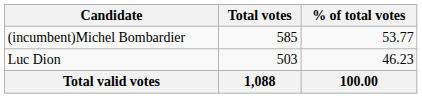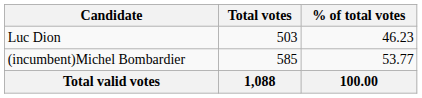rows swapped: (96, 37) <-> (34, 59)
